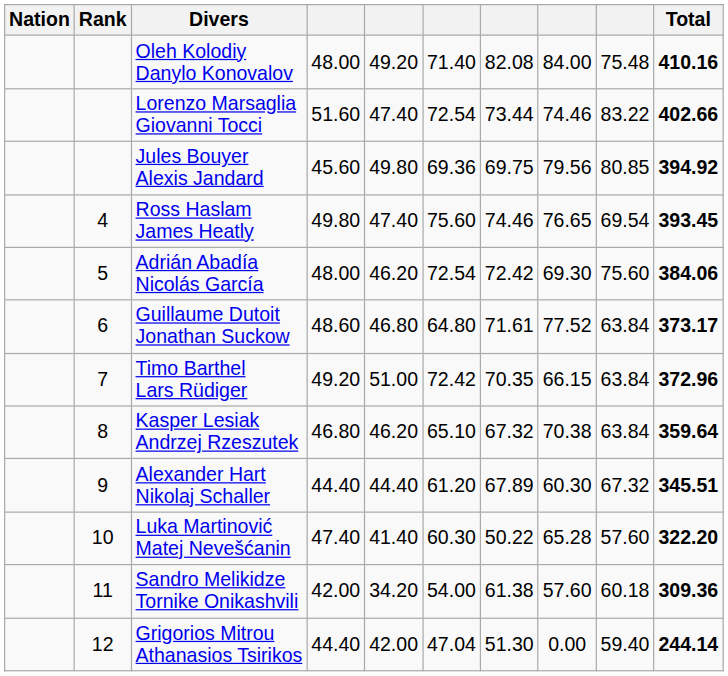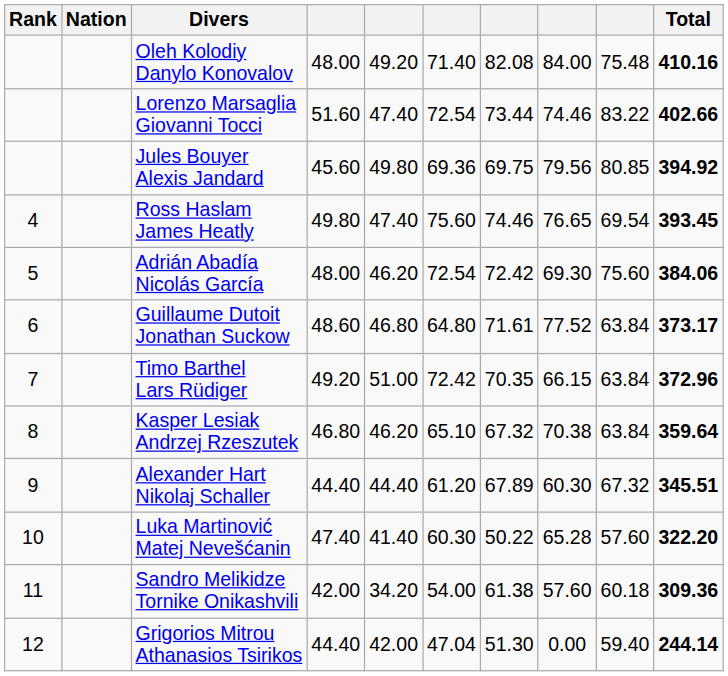columns swapped: (103, 19) <-> (39, 19)
